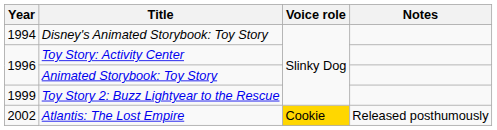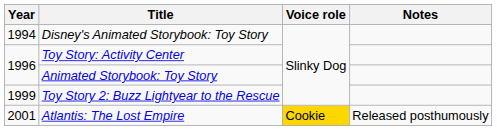(22, 116) 2002 -> (22, 116) 2001
